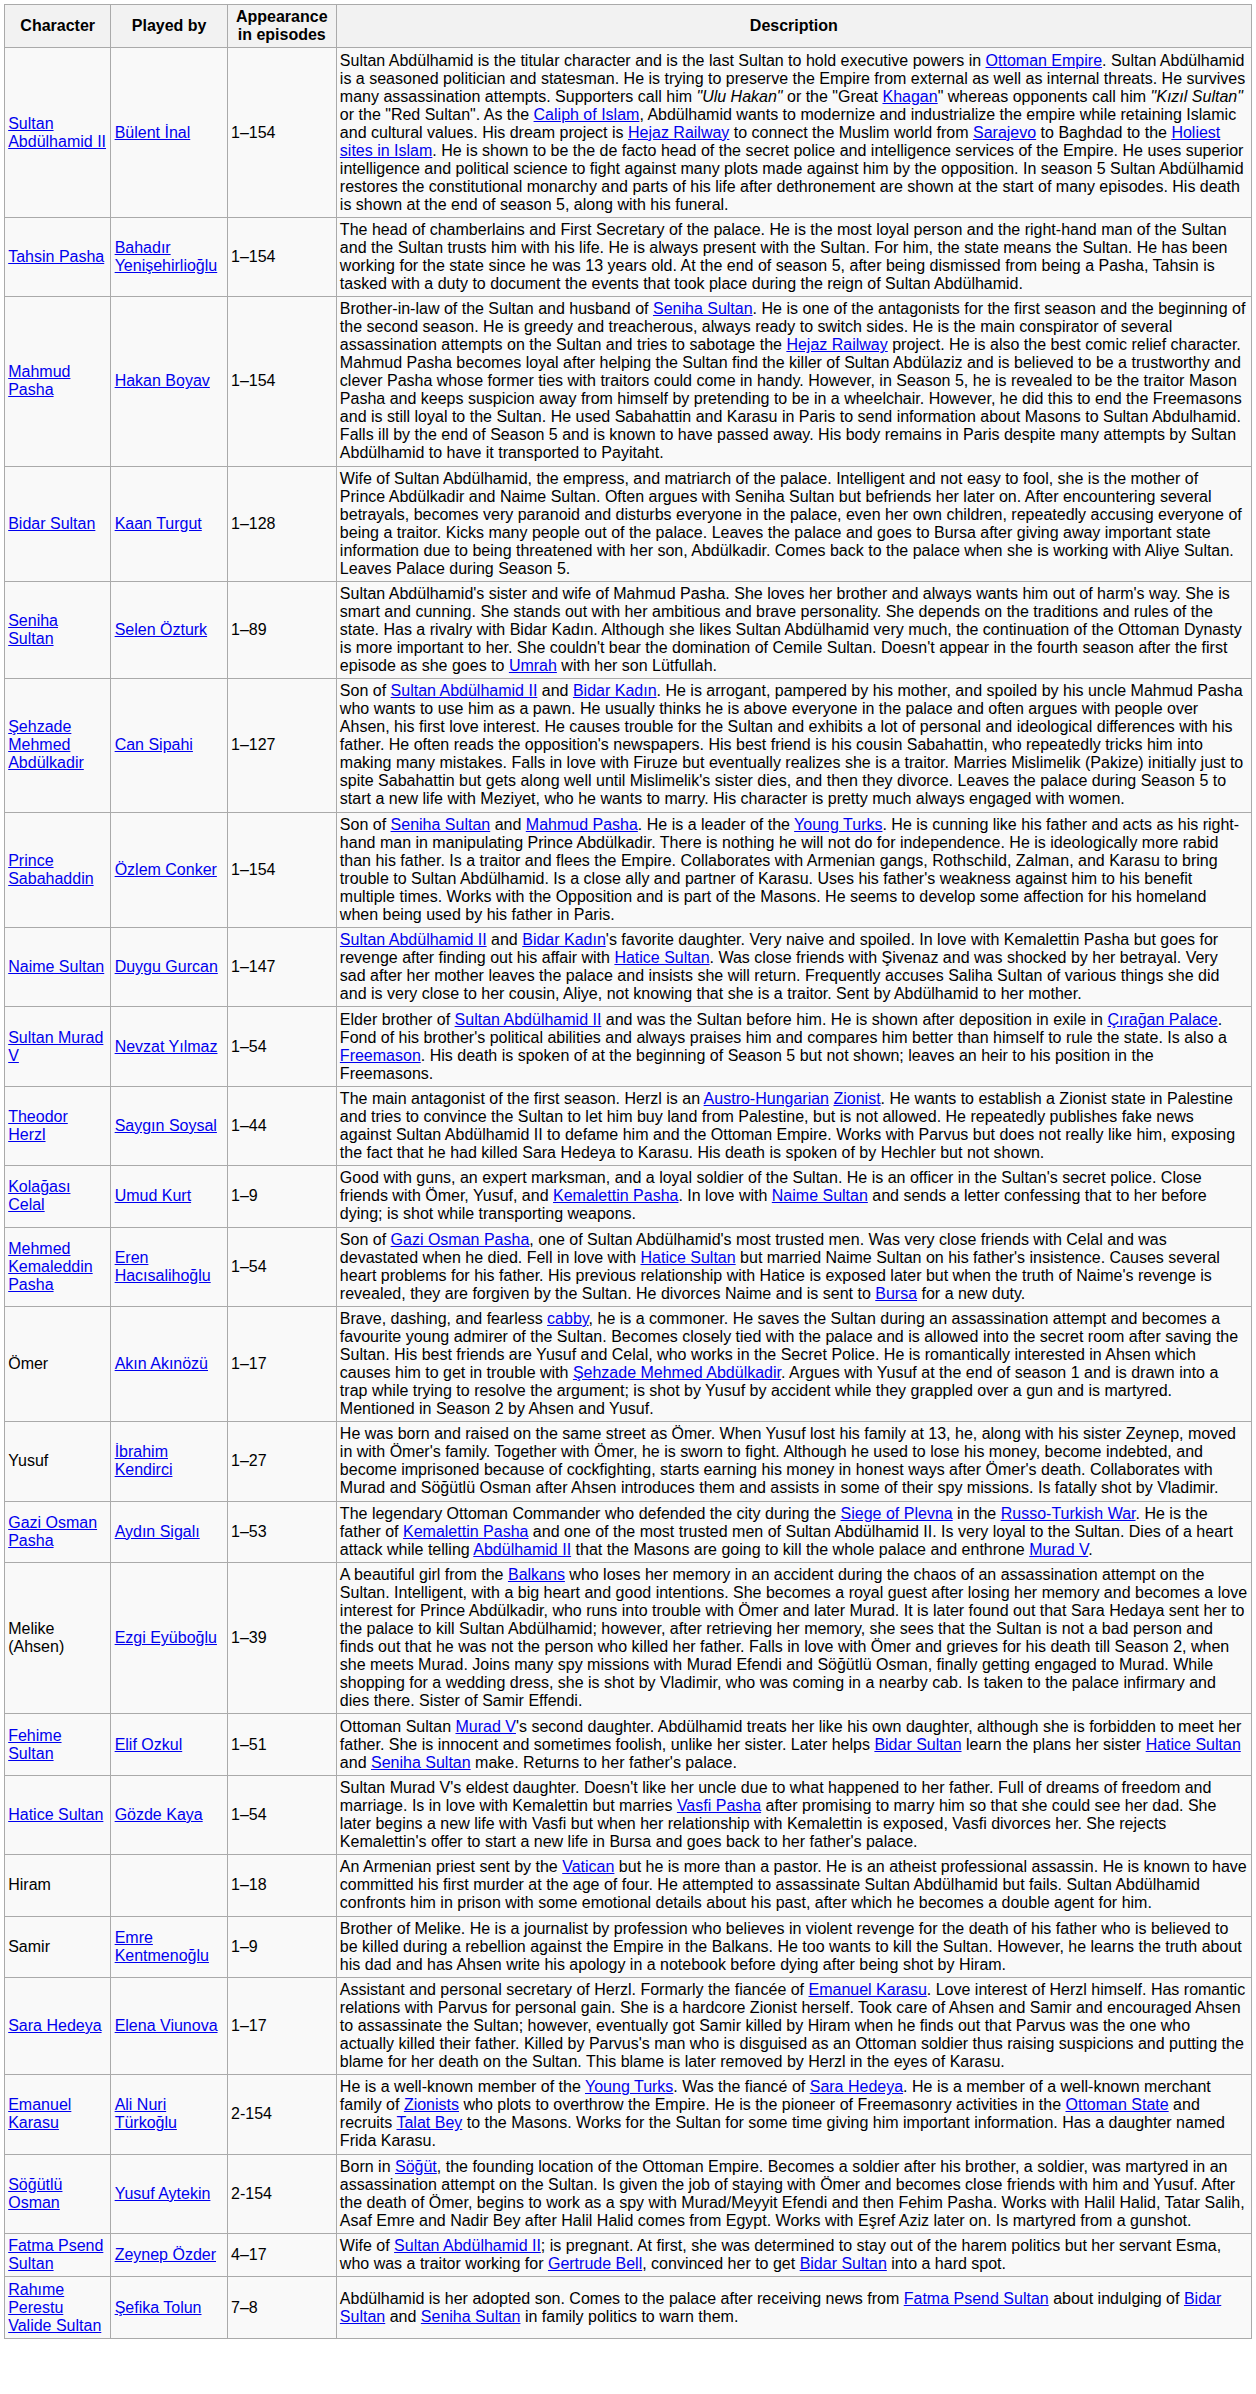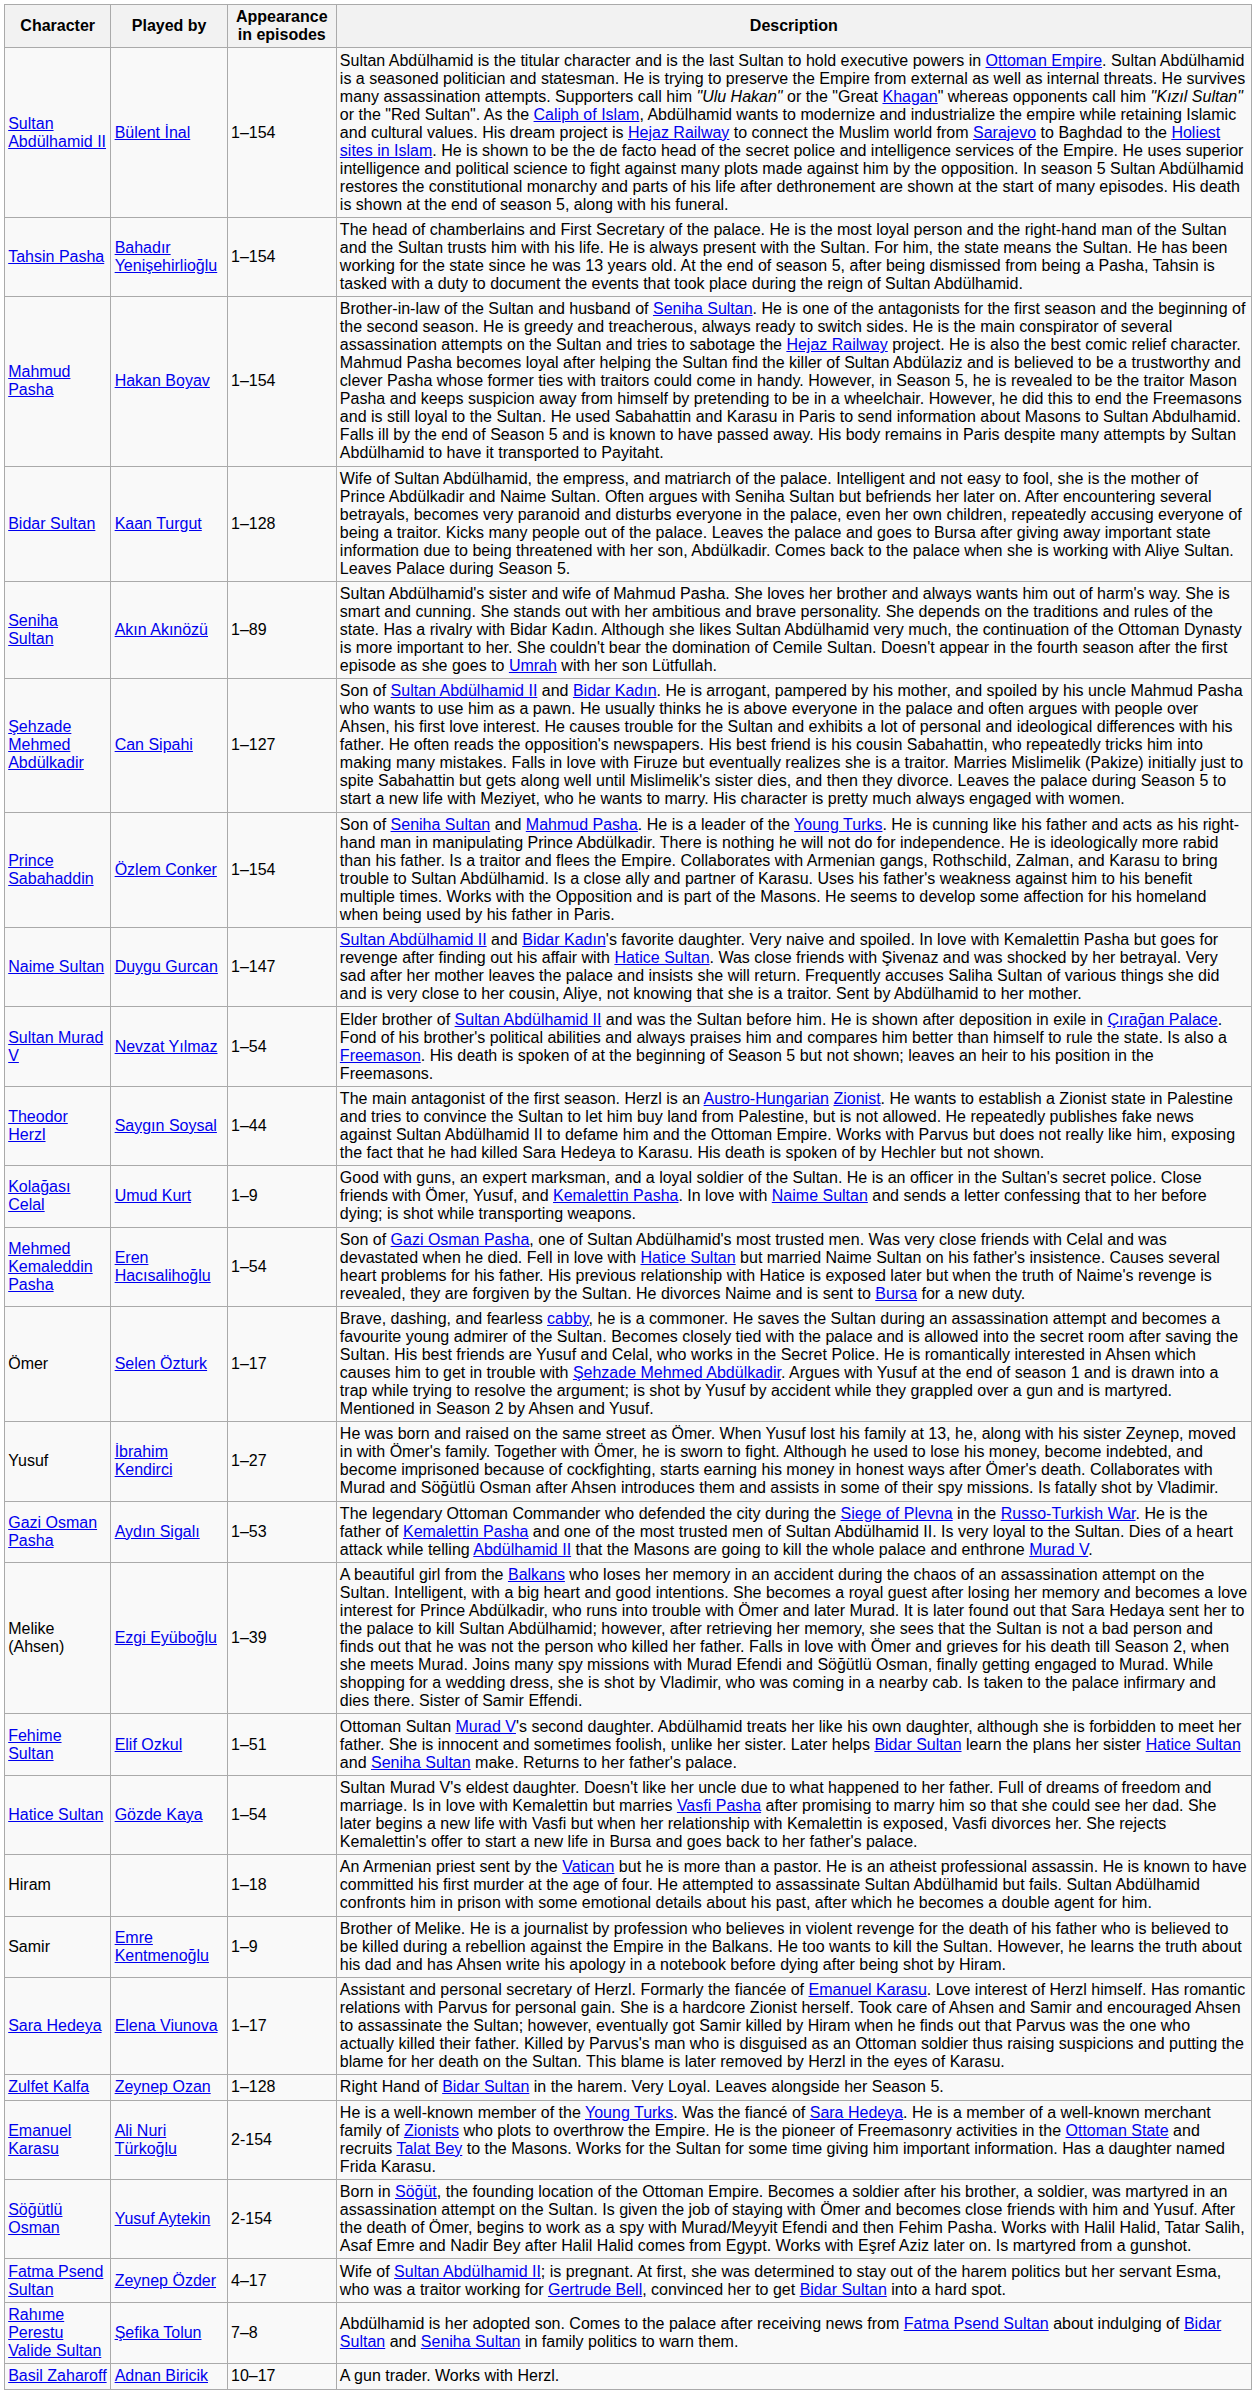(161, 630) Selen Özturk -> (161, 630) Akın Akınözü
(161, 1364) Akın Akınözü -> (161, 1364) Selen Özturk
+ row: (49, 2087)
+ row: (57, 2376)
